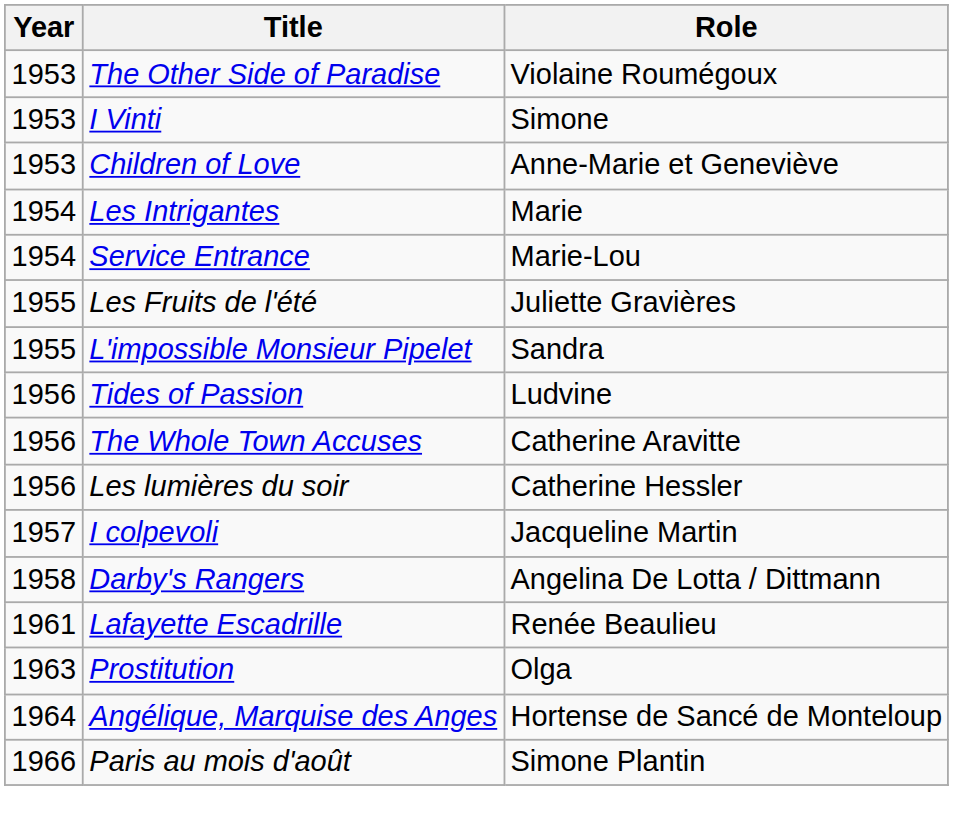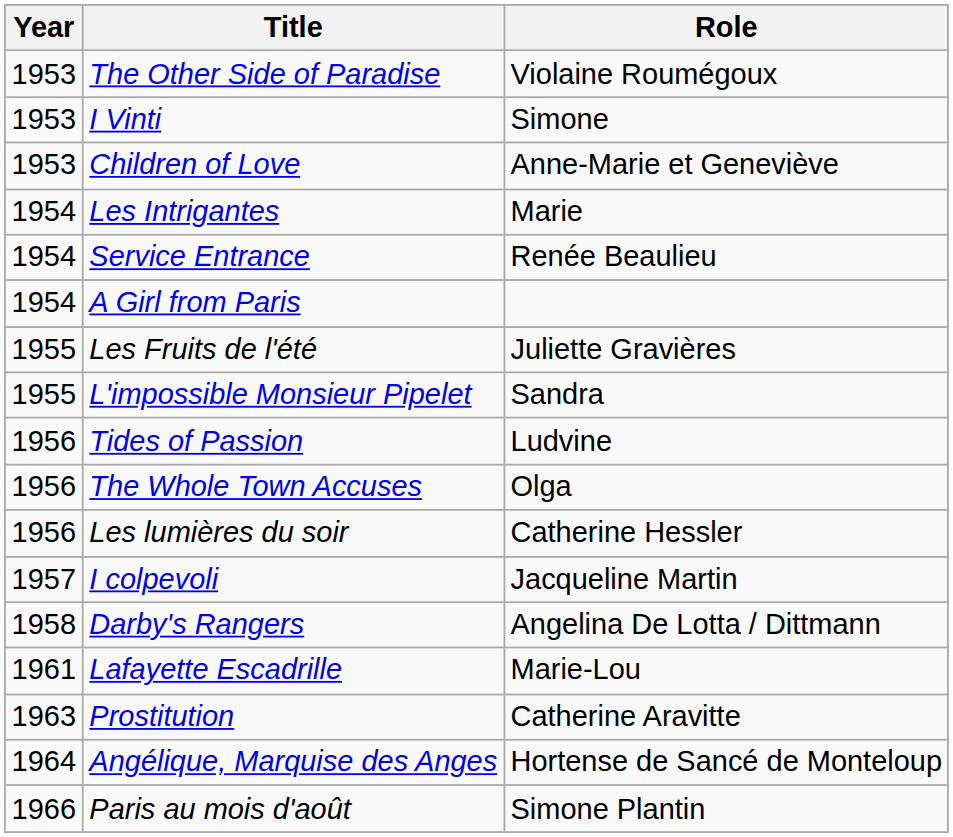(576, 257) Marie-Lou -> (614, 257) Renée Beaulieu
+ row: (195, 303)
(626, 440) Catherine Aravitte -> (541, 486) Olga
(614, 624) Renée Beaulieu -> (576, 670) Marie-Lou
(541, 670) Olga -> (626, 716) Catherine Aravitte
